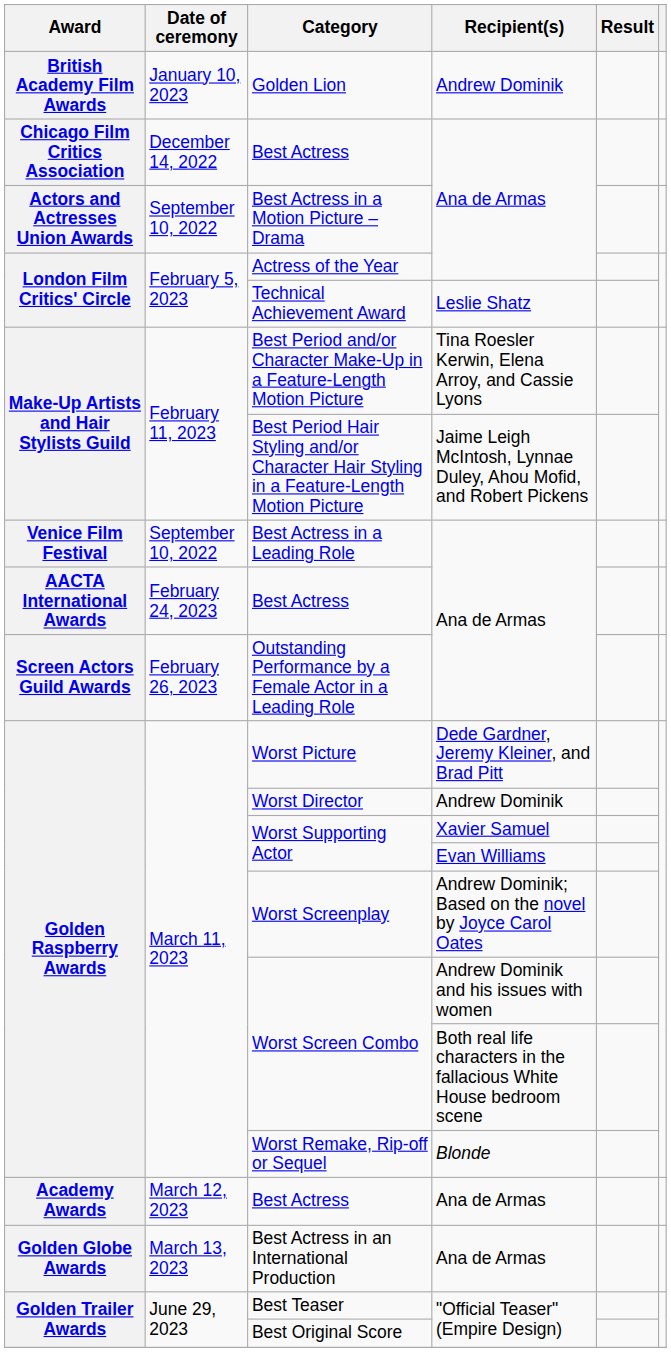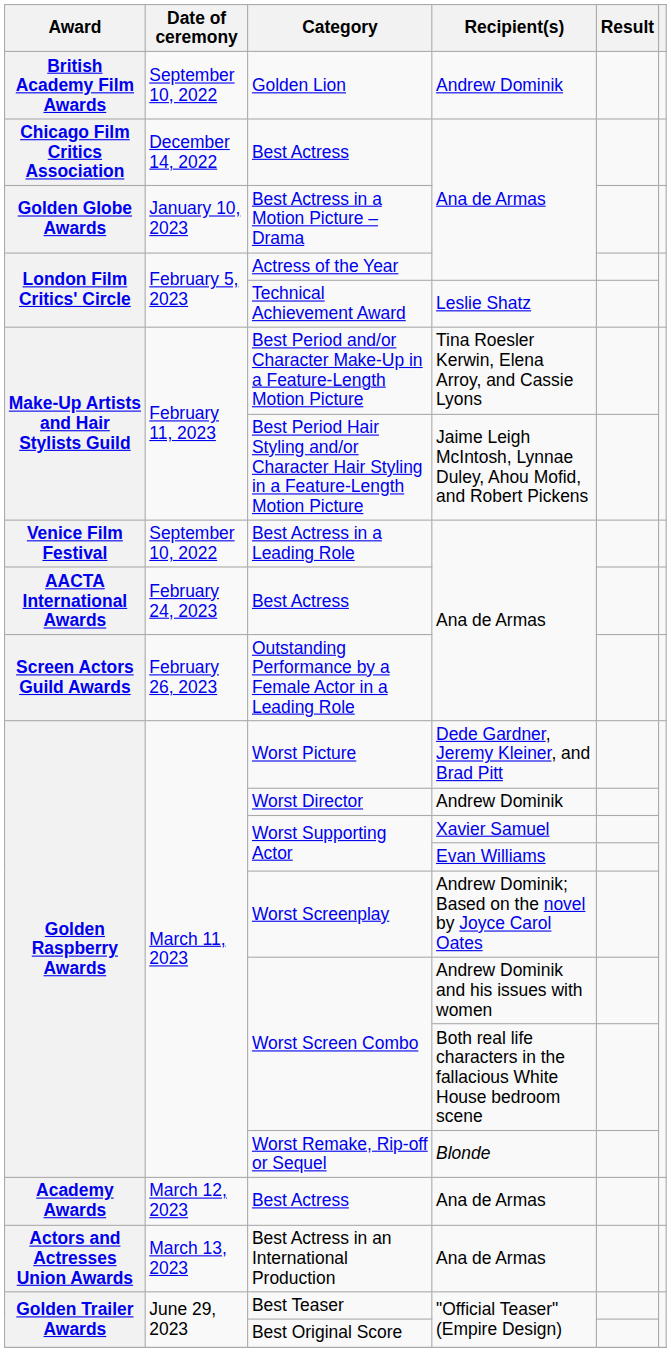(195, 85) January 10, 2023 -> (192, 85) September 10, 2022
(75, 219) Actors and Actresses Union Awards -> (75, 219) Golden Globe Awards
(192, 219) September 10, 2022 -> (195, 219) January 10, 2023
(75, 1258) Golden Globe Awards -> (75, 1258) Actors and Actresses Union Awards
